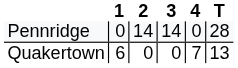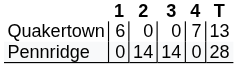rows swapped: (49, 31) <-> (56, 52)
